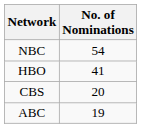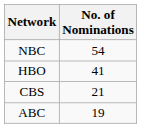(98, 92) 20 -> (98, 92) 21
